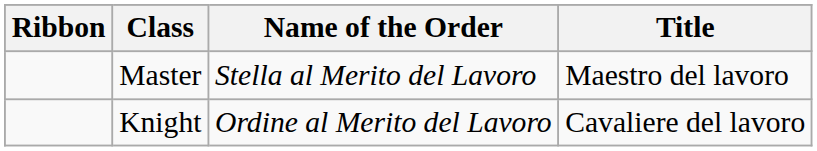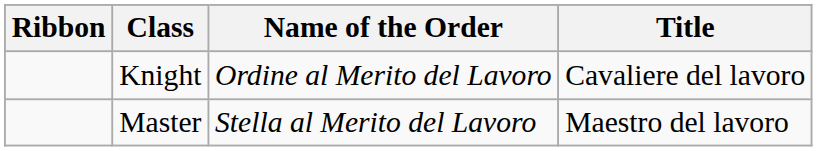rows swapped: (160, 121) <-> (160, 74)
